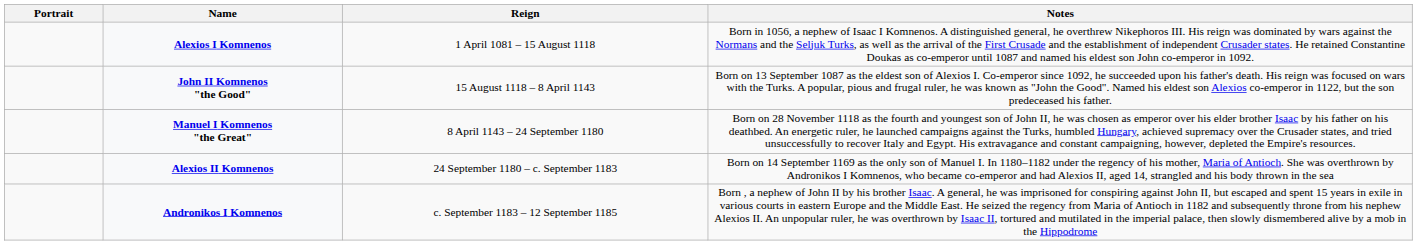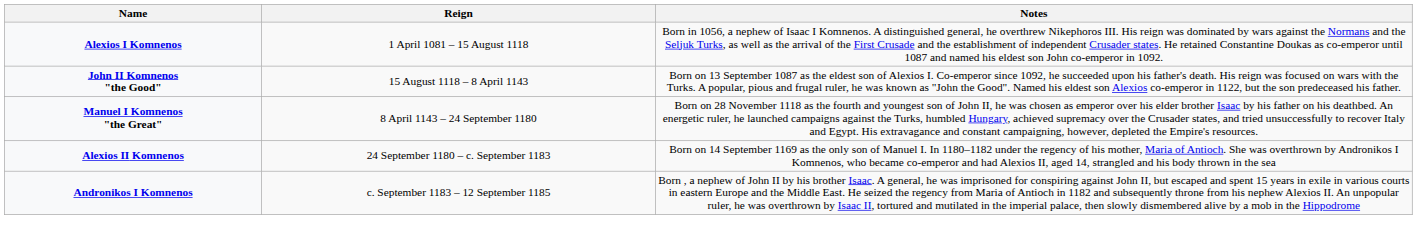- column: (54, 13)
